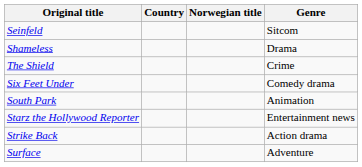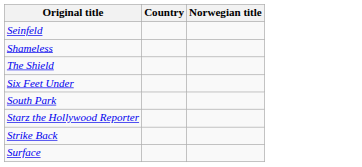- column: (311, 13)
